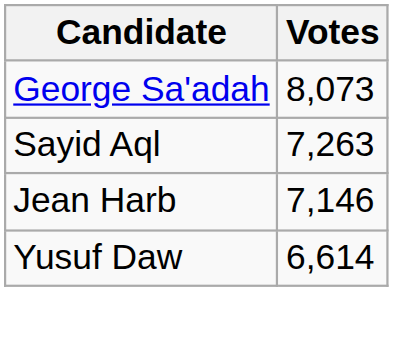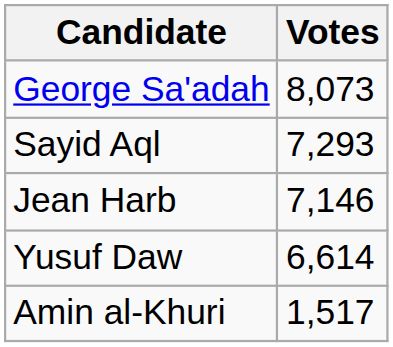(330, 144) 7,263 -> (330, 144) 7,293
+ row: (119, 312)
